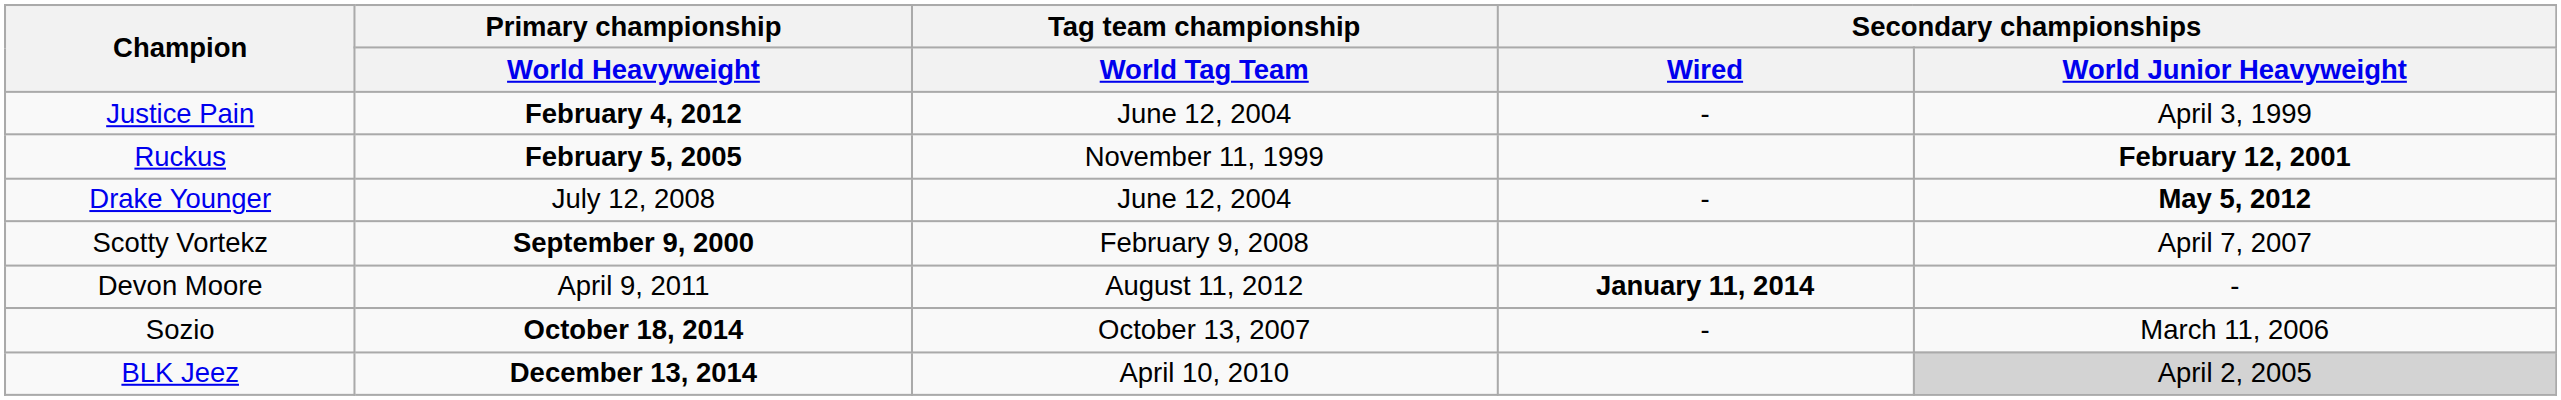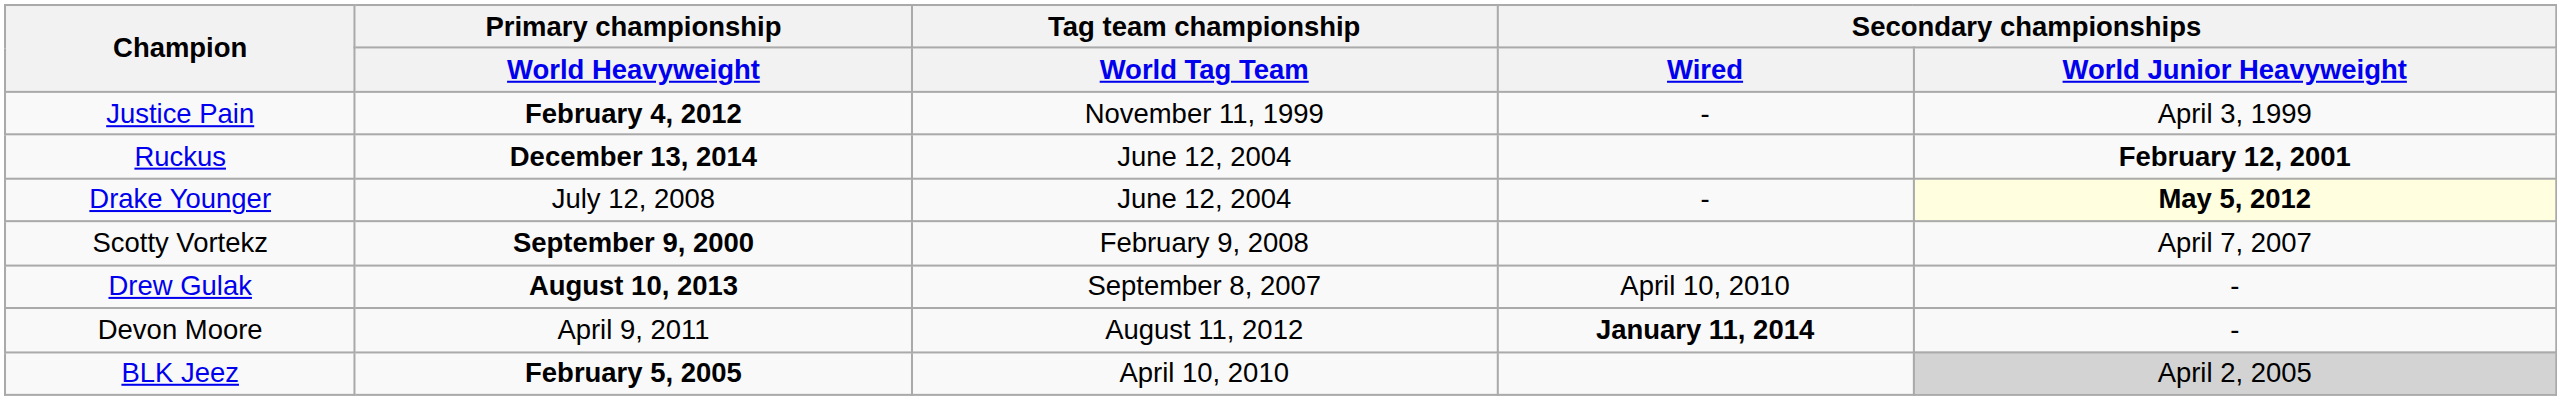(1204, 113) June 12, 2004 -> (1204, 113) November 11, 1999
(633, 156) February 5, 2005 -> (633, 156) December 13, 2014
(1204, 156) November 11, 1999 -> (1204, 156) June 12, 2004
(2235, 199) no background -> (2235, 199) lightyellow background
+ row: (180, 286)
- row: (180, 329)
(633, 373) December 13, 2014 -> (633, 373) February 5, 2005
